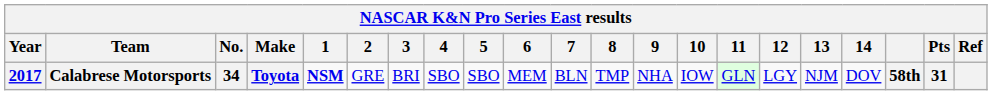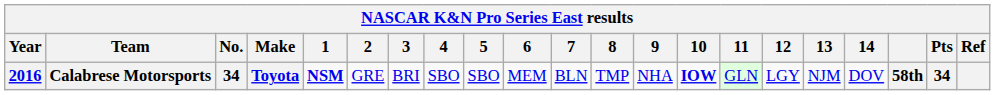(25, 75) 2017 -> (25, 75) 2016
(697, 75) normal -> (699, 75) bold
(939, 75) 31 -> (942, 75) 34
